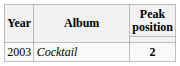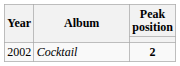(19, 52) 2003 -> (19, 52) 2002
